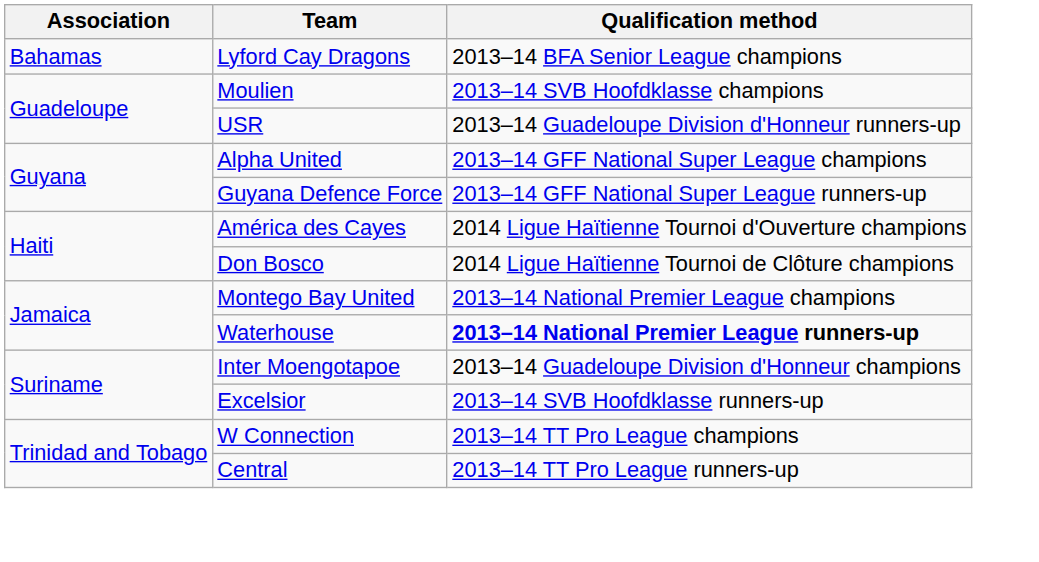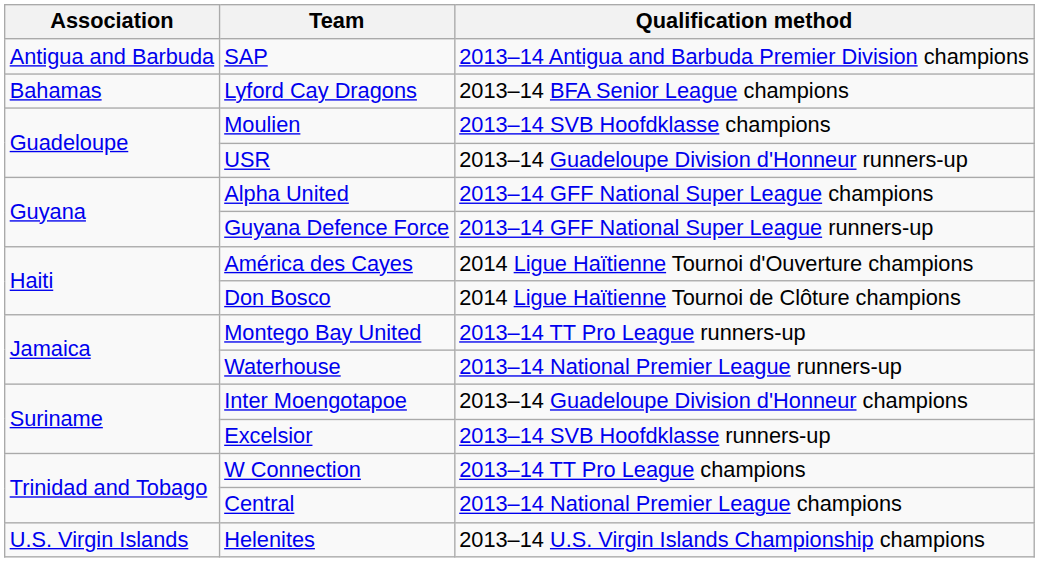+ row: (246, 56)
(674, 297) 2013–14 National Premier League champions -> (632, 332) 2013–14 TT Pro League runners-up
(686, 332) bold -> (681, 366) normal
(626, 470) 2013–14 TT Pro League runners-up -> (681, 504) 2013–14 National Premier League champions
+ row: (270, 539)
